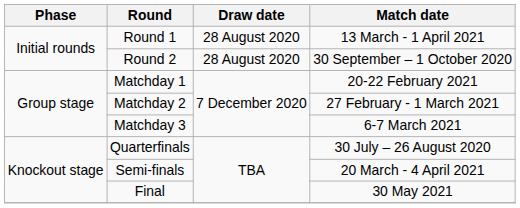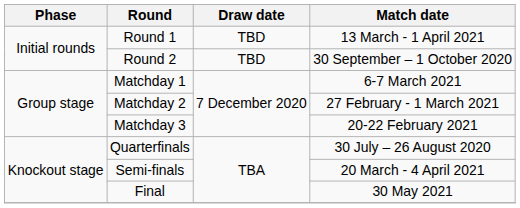(251, 37) 28 August 2020 -> (251, 37) TBD
(251, 59) 28 August 2020 -> (251, 59) TBD
(413, 81) 20-22 February 2021 -> (413, 81) 6-7 March 2021
(413, 125) 6-7 March 2021 -> (413, 125) 20-22 February 2021
